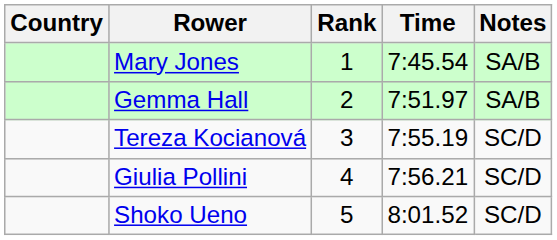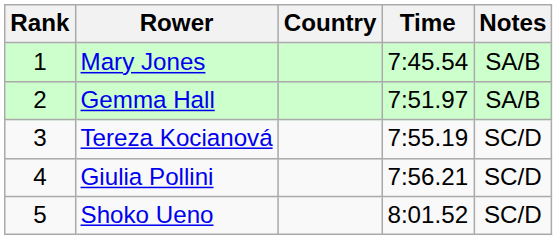columns swapped: (347, 23) <-> (57, 23)
